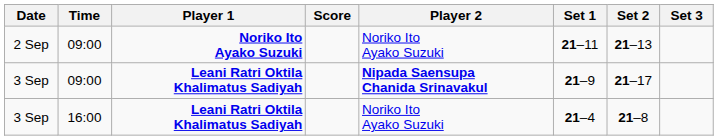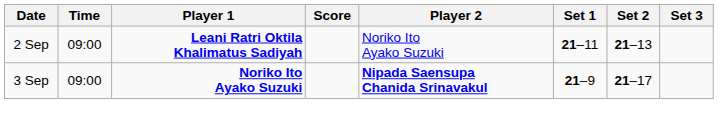(259, 44) Noriko Ito Ayako Suzuki -> (238, 44) Leani Ratri Oktila Khalimatus Sadiyah
(238, 81) Leani Ratri Oktila Khalimatus Sadiyah -> (259, 81) Noriko Ito Ayako Suzuki
- row: (31, 117)
